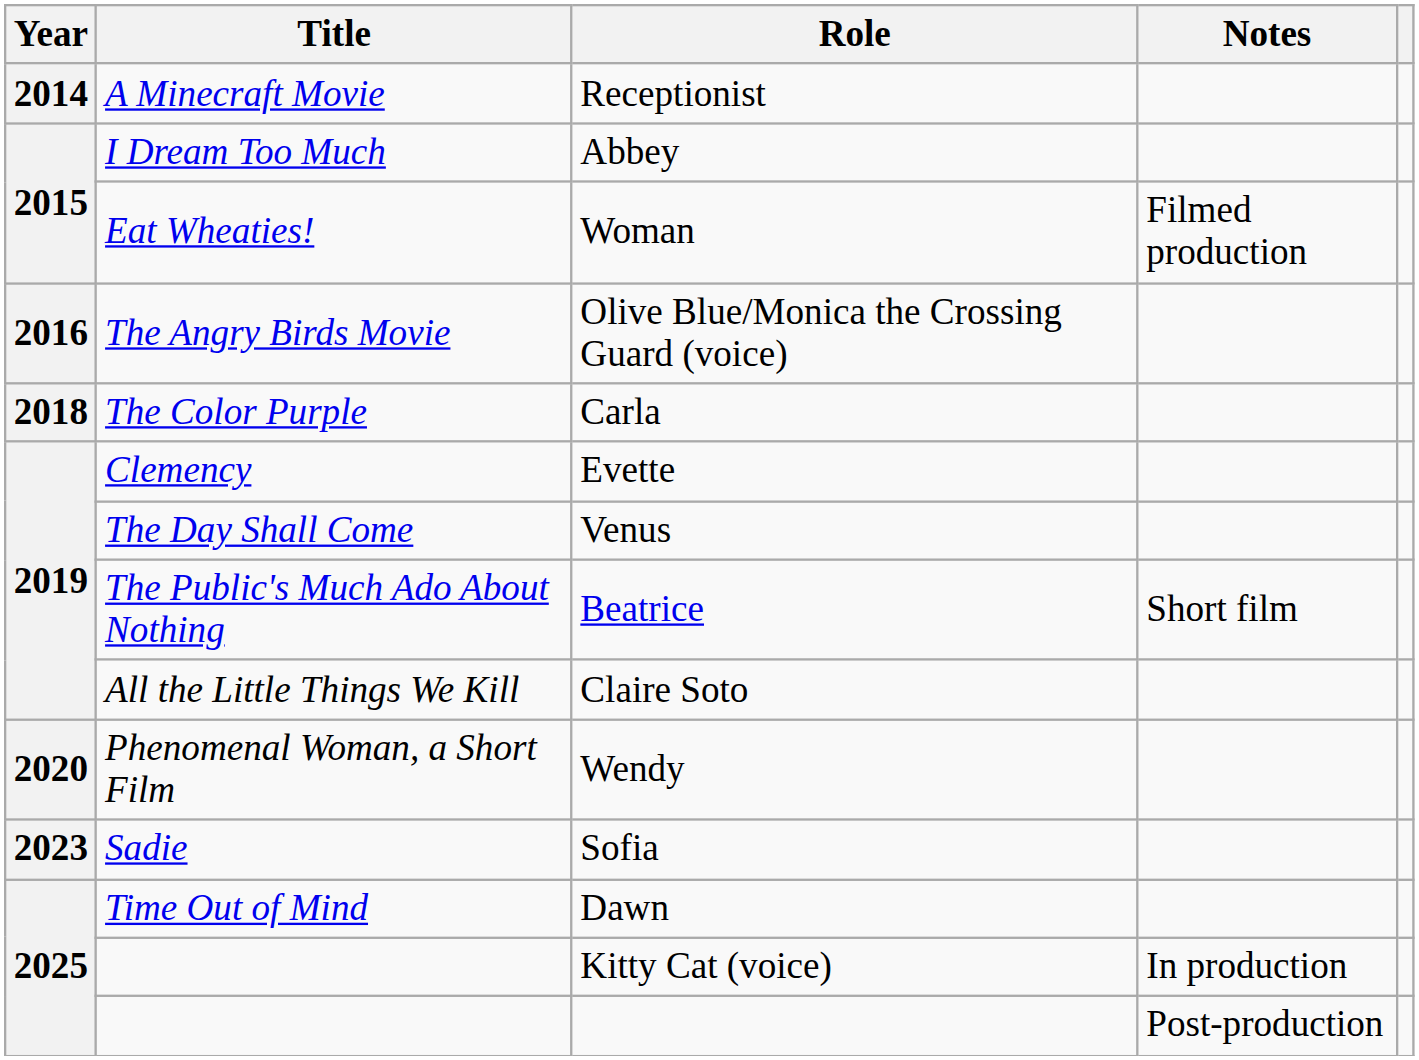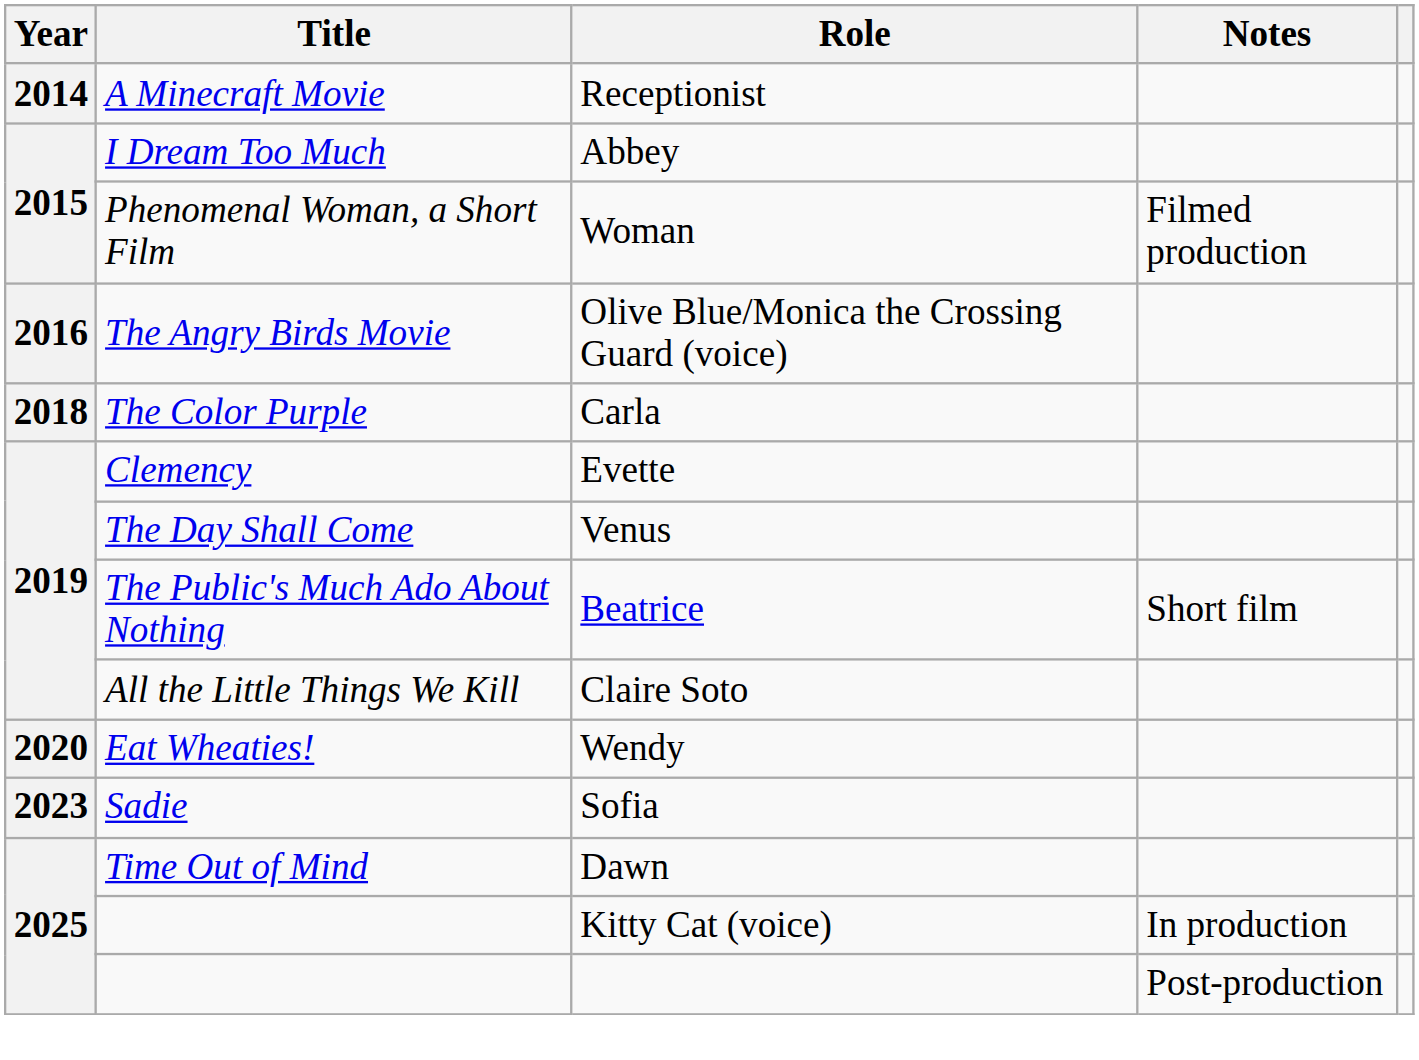(210, 231) Eat Wheaties! -> (321, 231) Phenomenal Woman, a Short Film
(321, 768) Phenomenal Woman, a Short Film -> (210, 747) Eat Wheaties!
